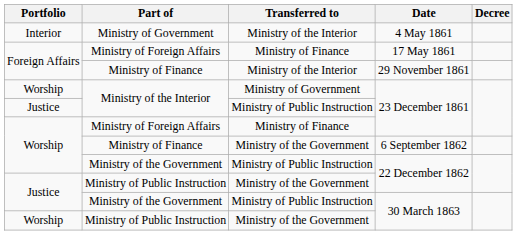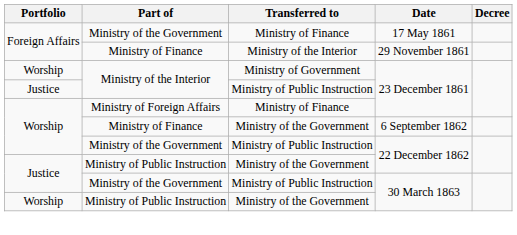- row: (302, 32)
(156, 51) Ministry of Foreign Affairs -> (156, 32) Ministry of the Government
